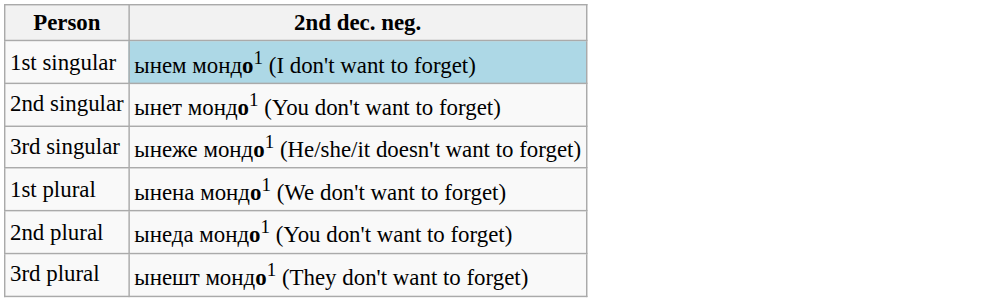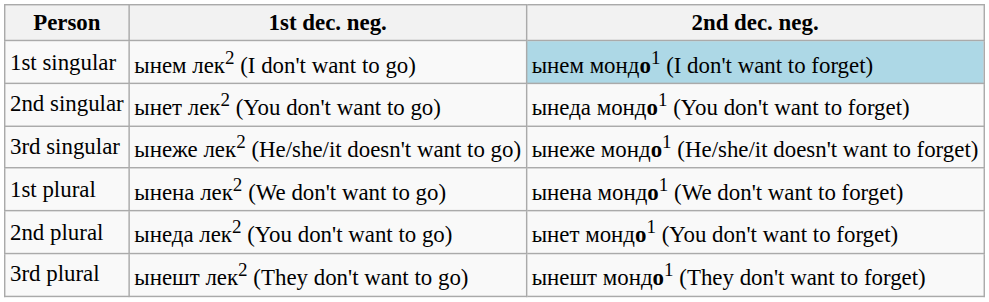+ column: (328, 22)
(318, 104) ынет мондо1 (You don't want to forget) -> (721, 104) ынеда мондо1 (You don't want to forget)
(323, 231) ынеда мондо1 (You don't want to forget) -> (715, 231) ынет мондо1 (You don't want to forget)
